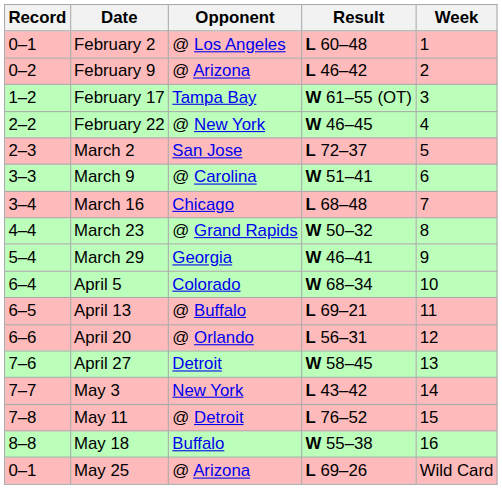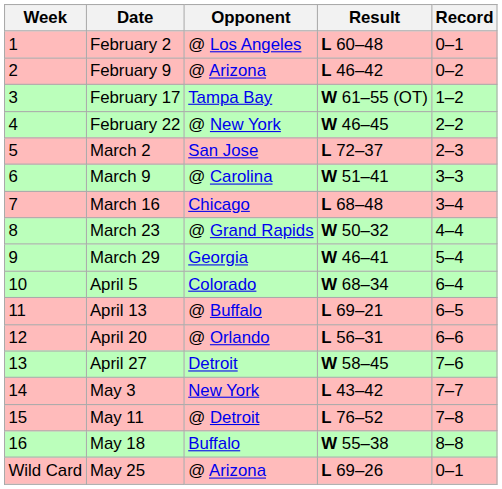columns swapped: (457, 17) <-> (37, 17)
